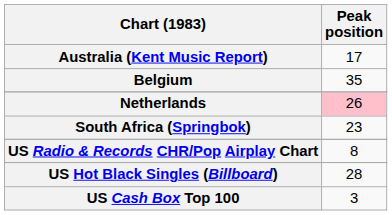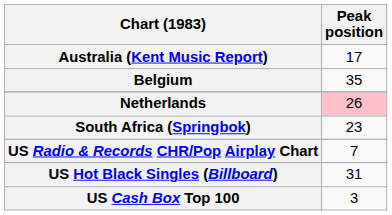(354, 151) 8 -> (354, 151) 7
(354, 174) 28 -> (354, 174) 31
